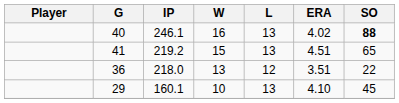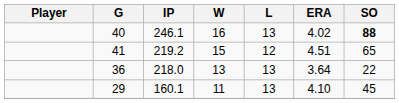(269, 51) 13 -> (269, 51) 12
(269, 70) 12 -> (269, 70) 13
(319, 70) 3.51 -> (319, 70) 3.64
(219, 88) 10 -> (219, 88) 11
